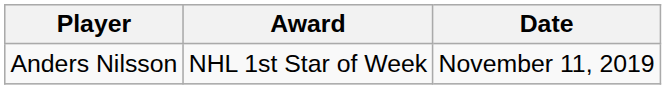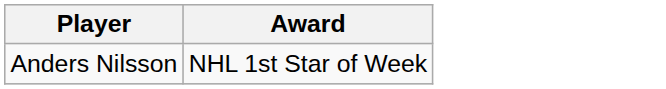- column: (547, 24)
